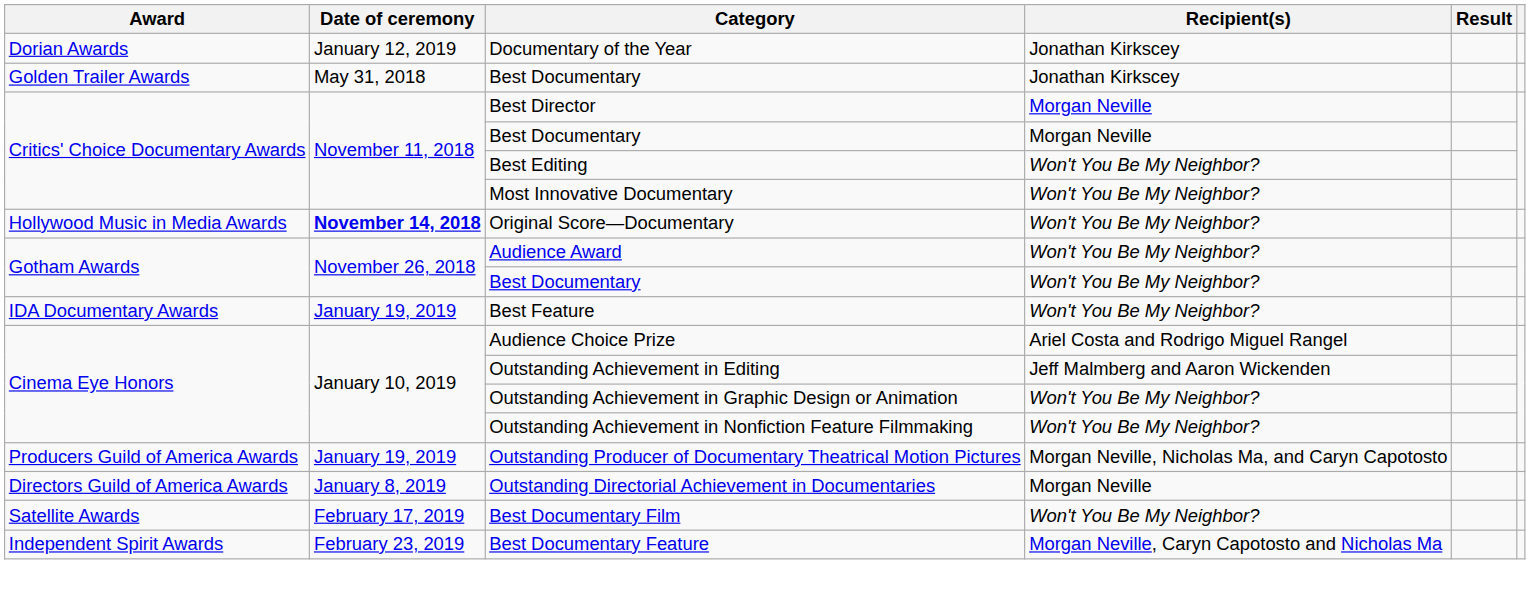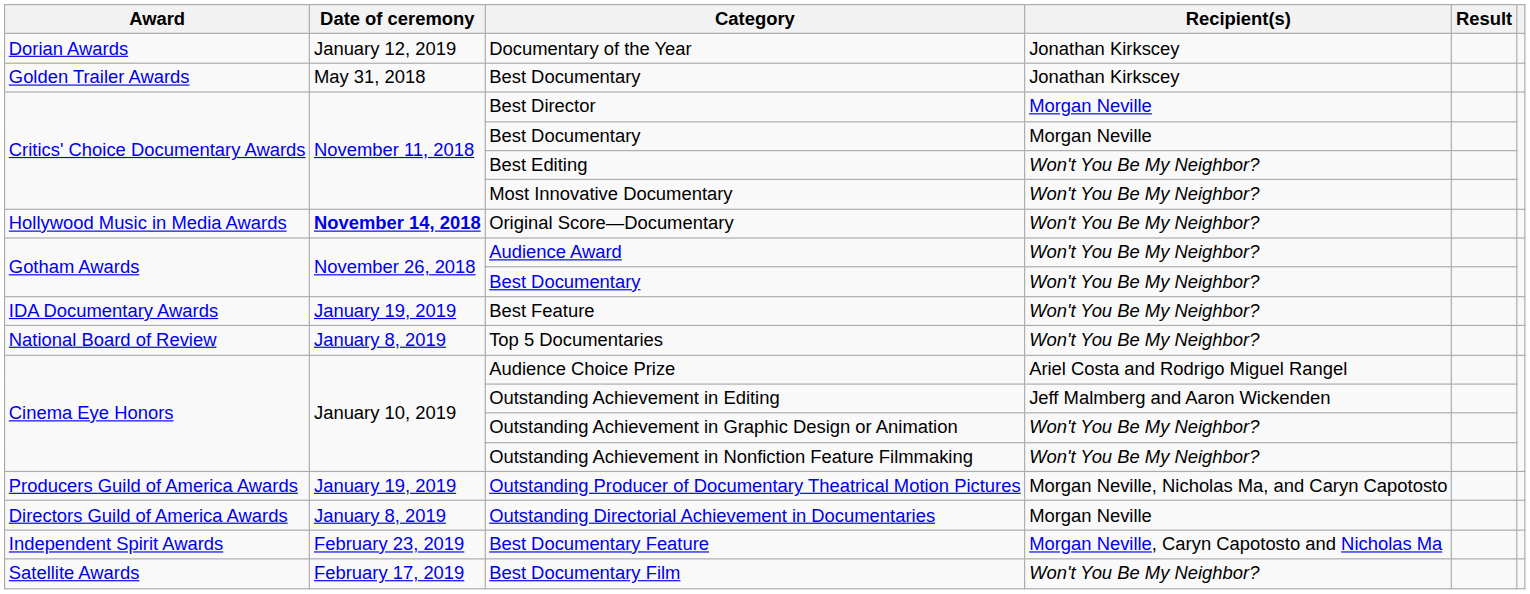+ row: (113, 340)
rows swapped: (74, 515) <-> (116, 544)
